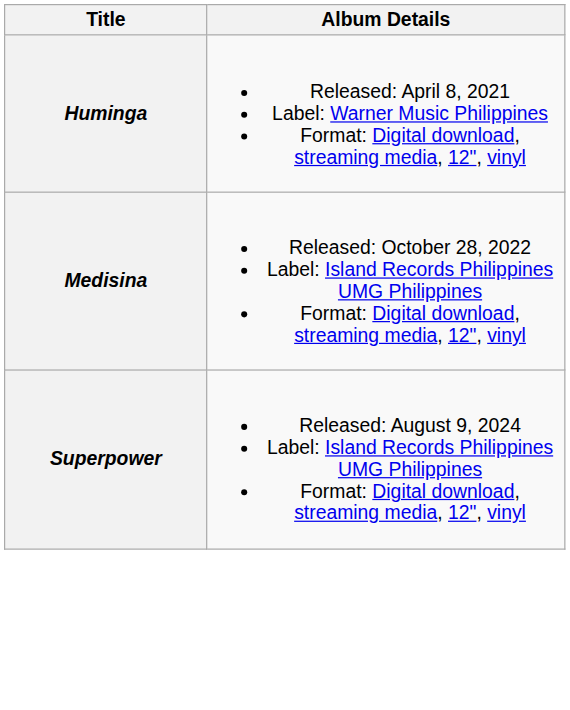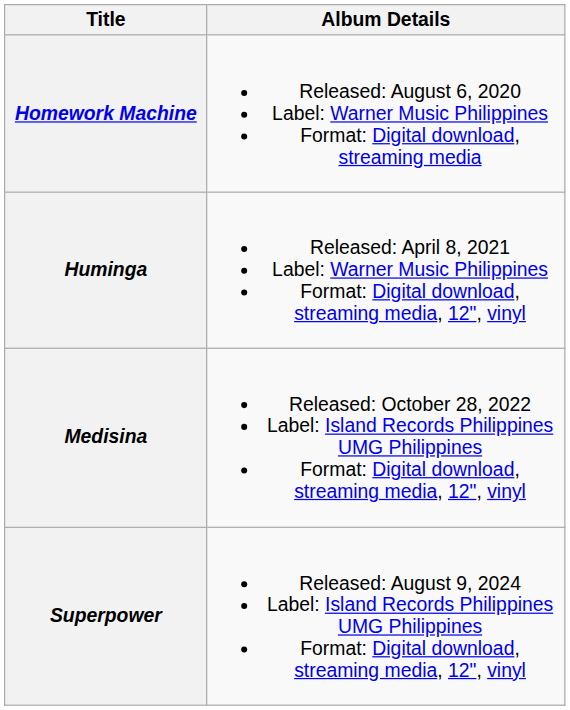+ row: (106, 113)
